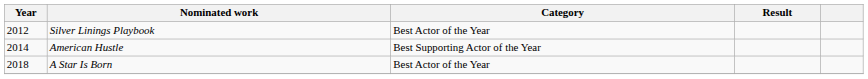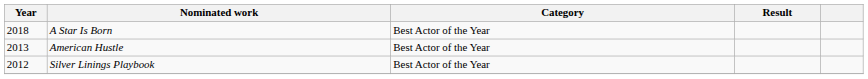rows swapped: (102, 30) <-> (81, 64)
(18, 47) 2014 -> (18, 47) 2013
(467, 47) Best Supporting Actor of the Year -> (442, 47) Best Actor of the Year
